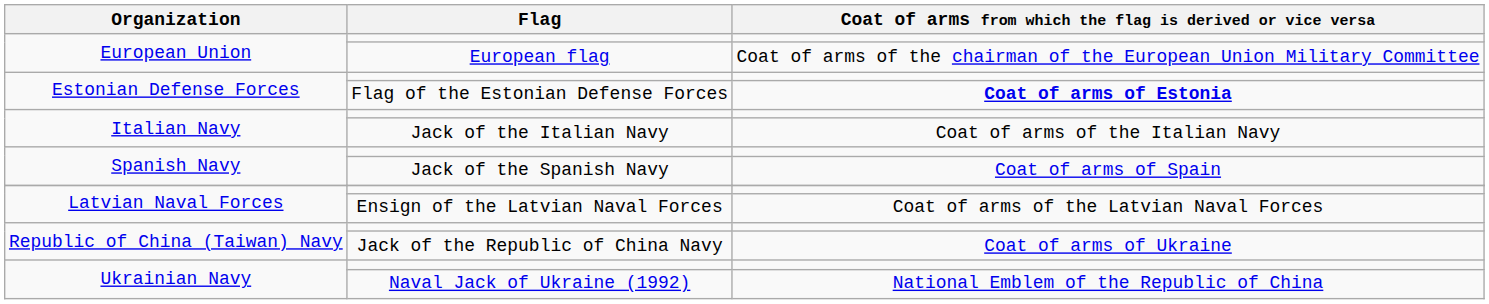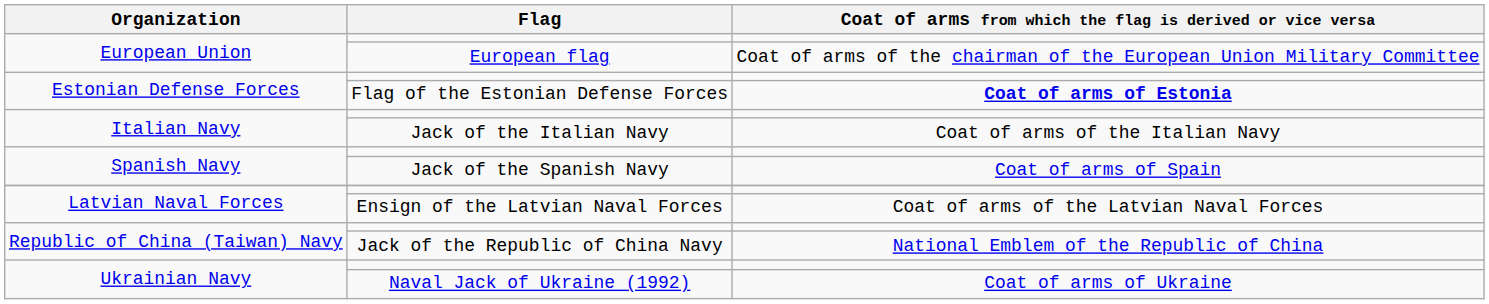(1108, 246) Coat of arms of Ukraine -> (1108, 246) National Emblem of the Republic of China
(1108, 284) National Emblem of the Republic of China -> (1108, 284) Coat of arms of Ukraine
